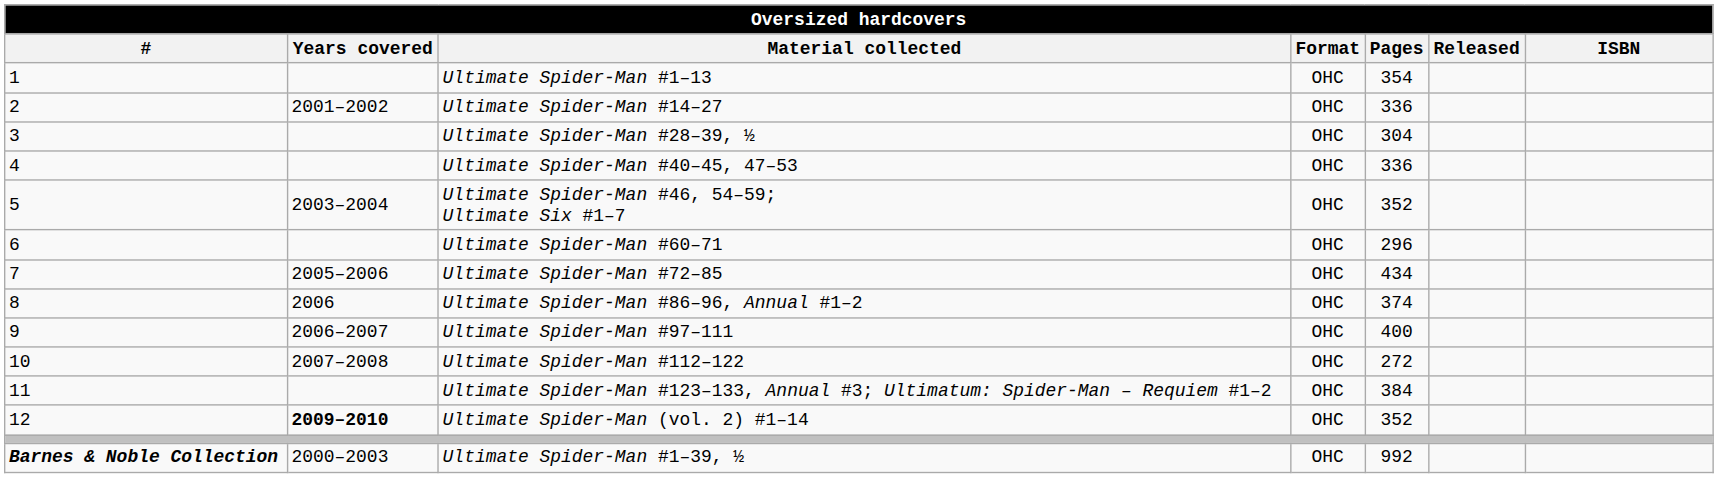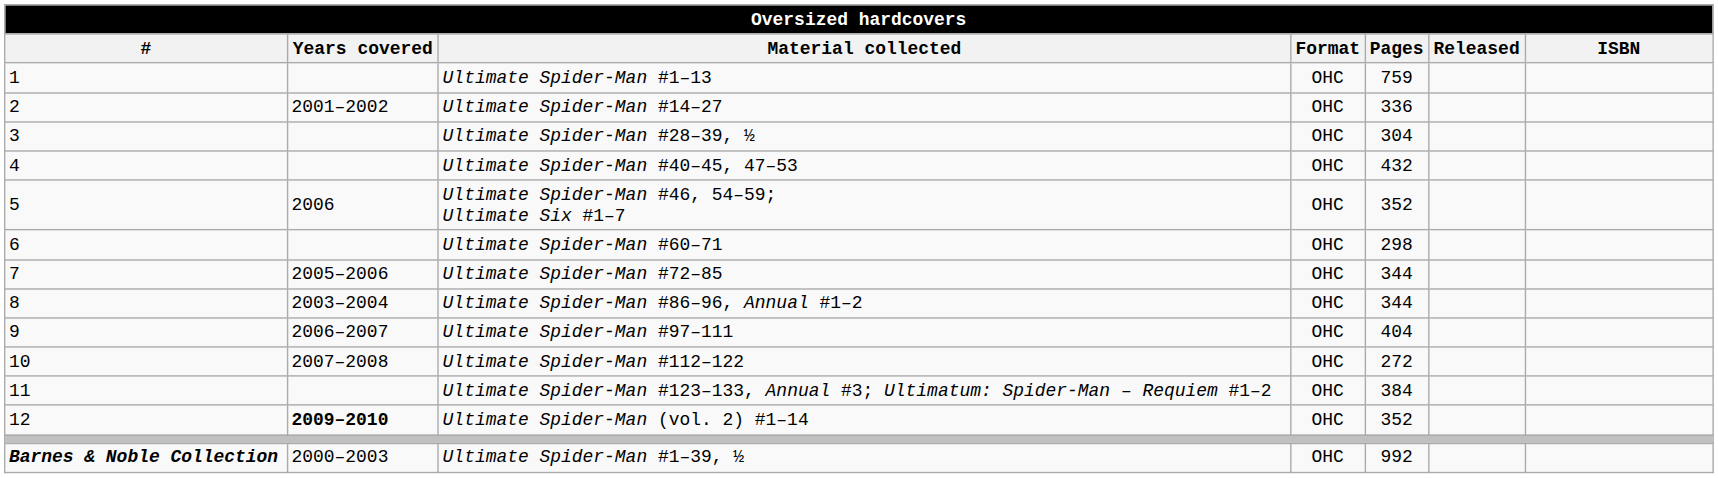(1397, 78) 354 -> (1397, 78) 759
(1397, 166) 336 -> (1397, 166) 432
(340, 205) 2003–2004 -> (313, 205) 2006
(1397, 245) 296 -> (1397, 245) 298
(1397, 274) 434 -> (1397, 274) 344
(313, 303) 2006 -> (340, 303) 2003–2004
(1397, 303) 374 -> (1397, 303) 344
(1397, 332) 400 -> (1397, 332) 404
